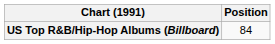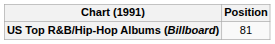(246, 30) 84 -> (246, 30) 81
